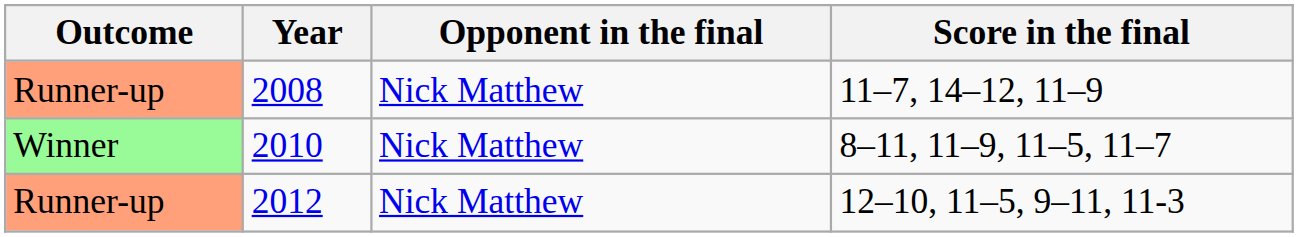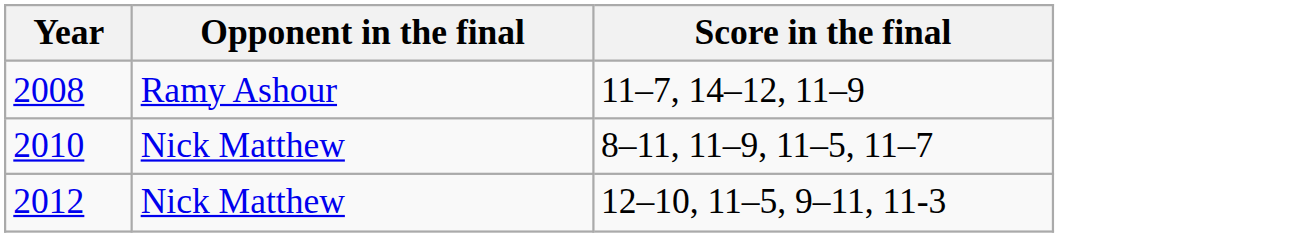- column: (124, 32)
(481, 88) Nick Matthew -> (239, 88) Ramy Ashour
